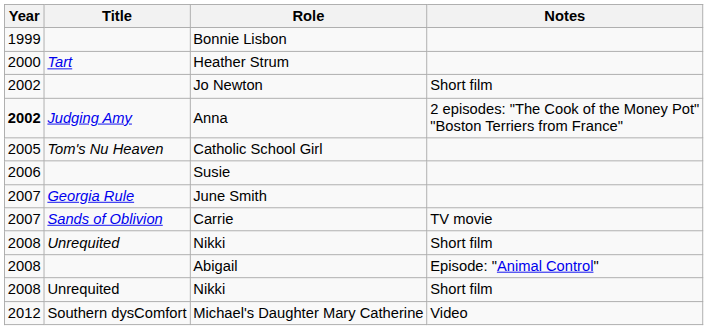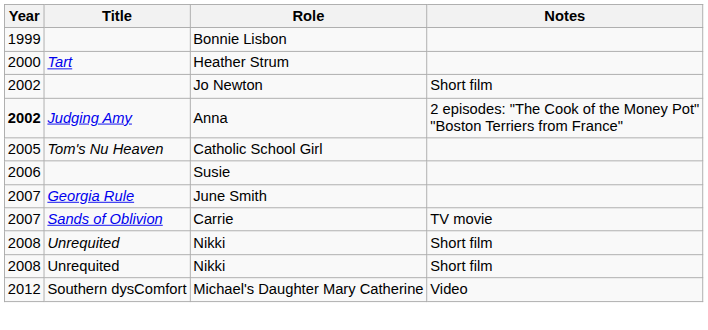- row: (117, 266)
